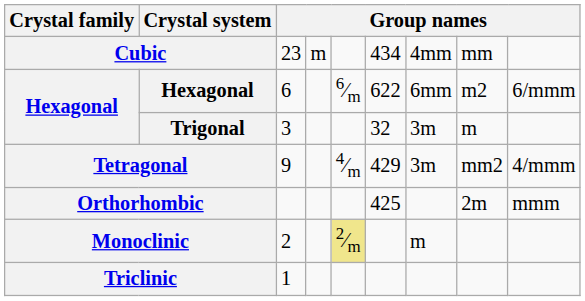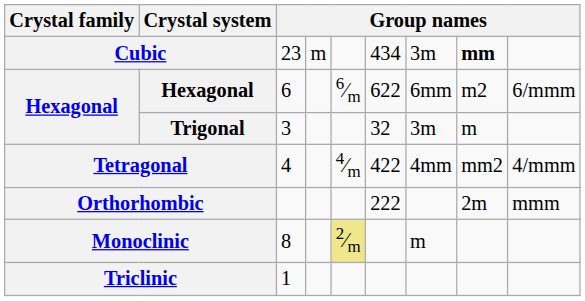(431, 52) 4mm -> (423, 52) 3m
(477, 52) normal -> (478, 52) bold
(286, 165) 9 -> (286, 165) 4
(385, 165) 429 -> (385, 165) 422
(423, 165) 3m -> (431, 165) 4mm
(385, 203) 425 -> (385, 203) 222
(286, 240) 2 -> (286, 240) 8
